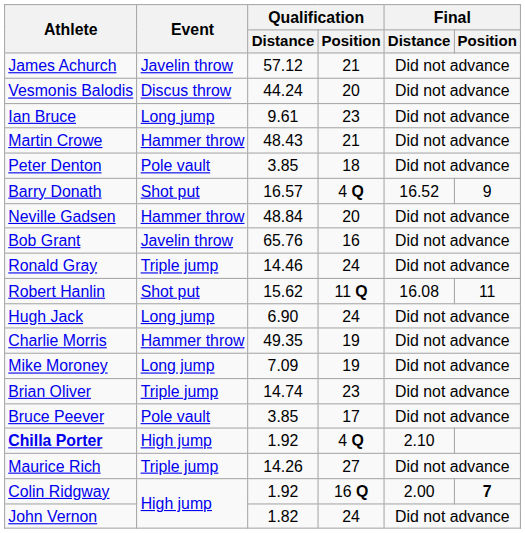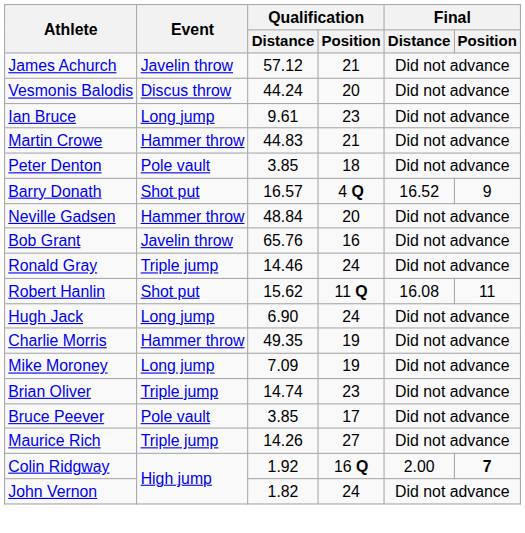(283, 141) 48.43 -> (283, 141) 44.83
- row: (55, 441)
